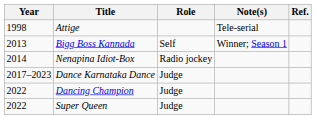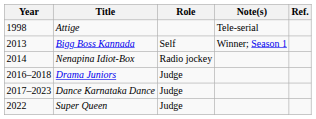+ row: (86, 75)
- row: (95, 91)
